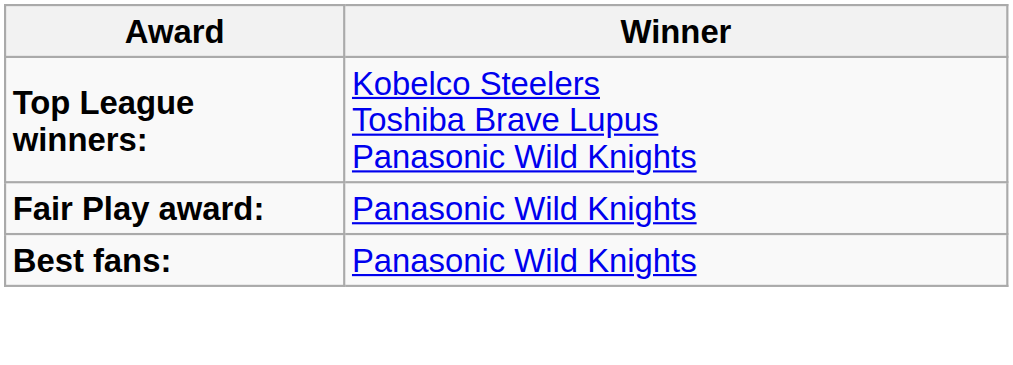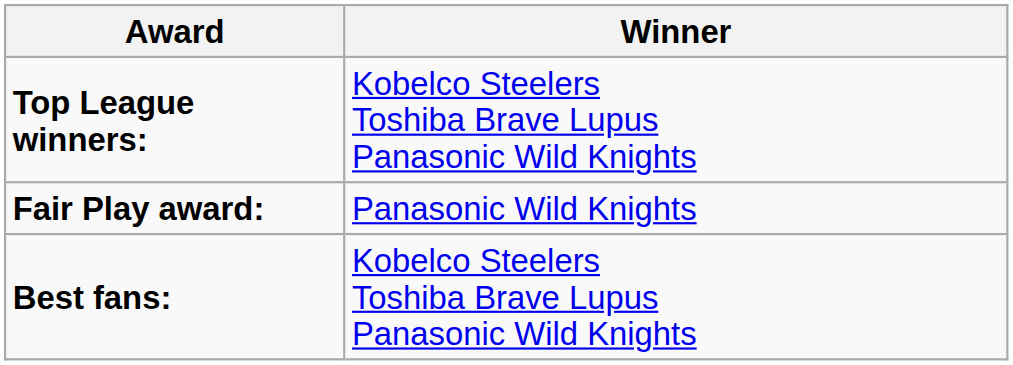(524, 261) Panasonic Wild Knights -> (524, 297) Kobelco Steelers Toshiba Brave Lupus Panasonic Wild Knights
